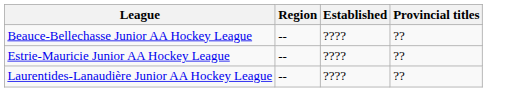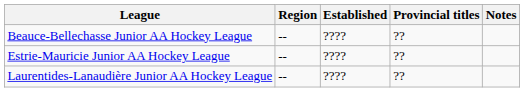+ column: (501, 14)
